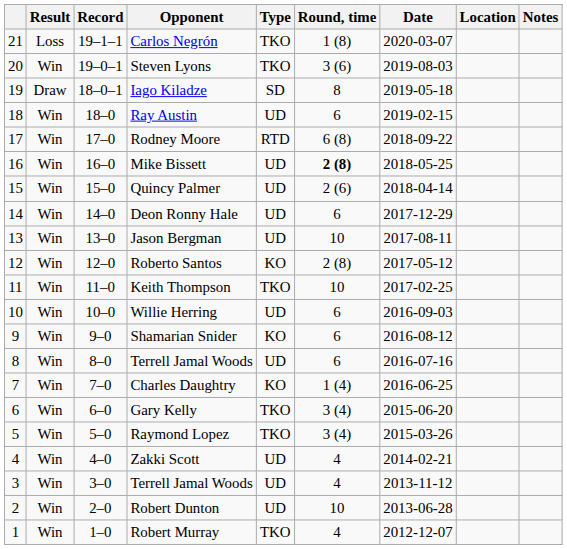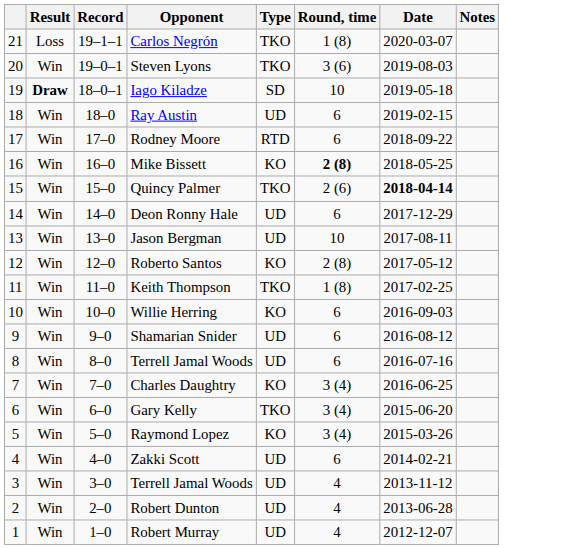- column: (488, 16)
(50, 90) normal -> (50, 90) bold
(337, 90) 8 -> (337, 90) 10
(337, 139) 6 (8) -> (337, 139) 6
(275, 164) UD -> (275, 164) KO
(275, 188) UD -> (275, 188) TKO
(418, 188) normal -> (418, 188) bold
(337, 287) 10 -> (337, 287) 1 (8)
(275, 311) UD -> (275, 311) KO
(275, 336) KO -> (275, 336) UD
(337, 385) 1 (4) -> (337, 385) 3 (4)
(275, 434) TKO -> (275, 434) KO
(337, 459) 4 -> (337, 459) 6
(337, 508) 10 -> (337, 508) 4
(275, 532) TKO -> (275, 532) UD
